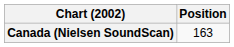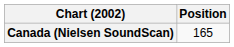(203, 33) 163 -> (203, 33) 165
